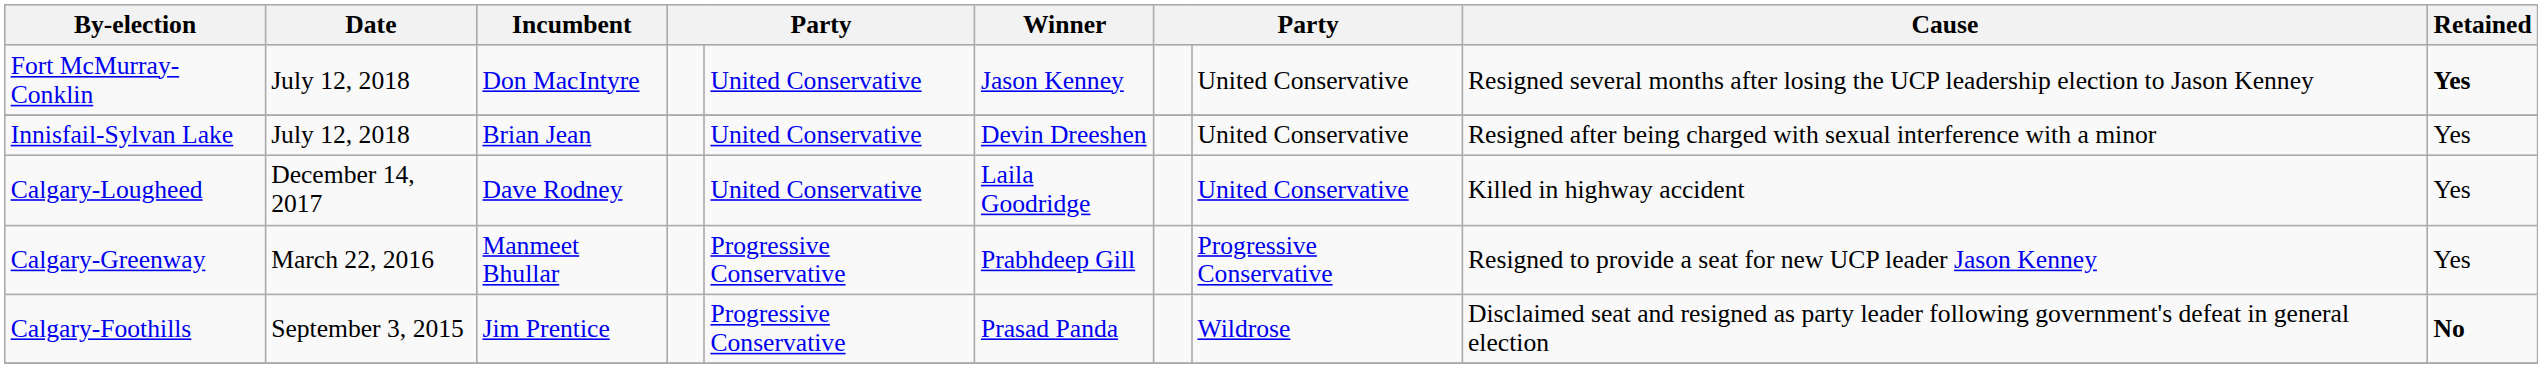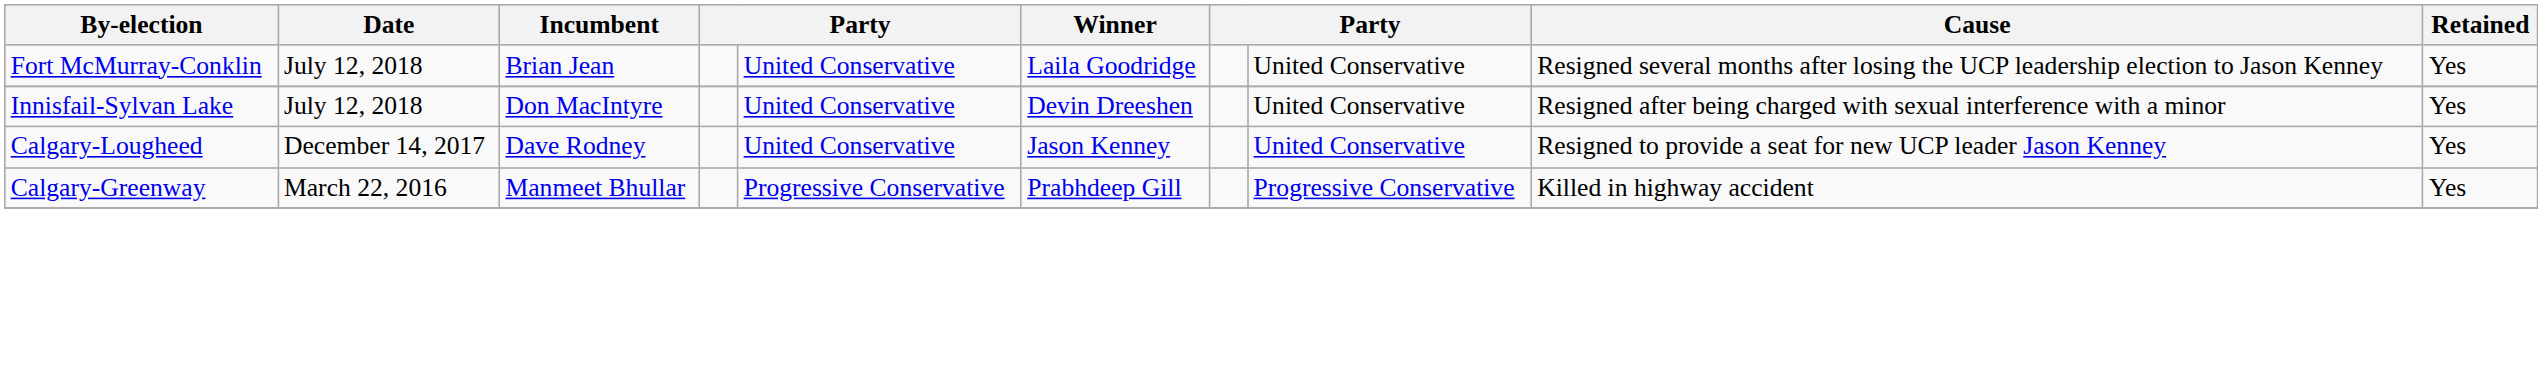(561, 79) Don MacIntyre -> (560, 65) Brian Jean
(1052, 79) Jason Kenney -> (1111, 65) Laila Goodridge
(2452, 79) bold -> (2448, 65) normal
(537, 134) Brian Jean -> (584, 106) Don MacIntyre
(1036, 189) Laila Goodridge -> (1099, 146) Jason Kenney
(1606, 189) Killed in highway accident -> (1852, 146) Resigned to provide a seat for new UCP leader Jason Kenney
(1782, 259) Resigned to provide a seat for new UCP leader Jason Kenney -> (1675, 187) Killed in highway accident
- row: (101, 328)
